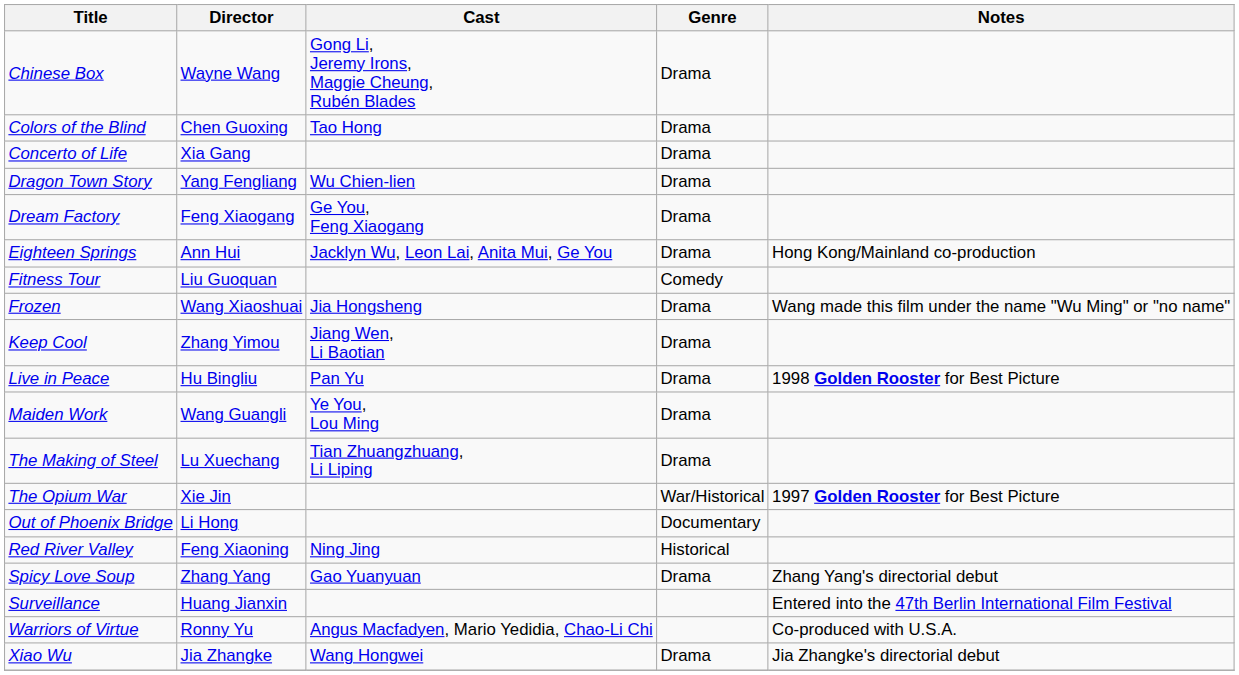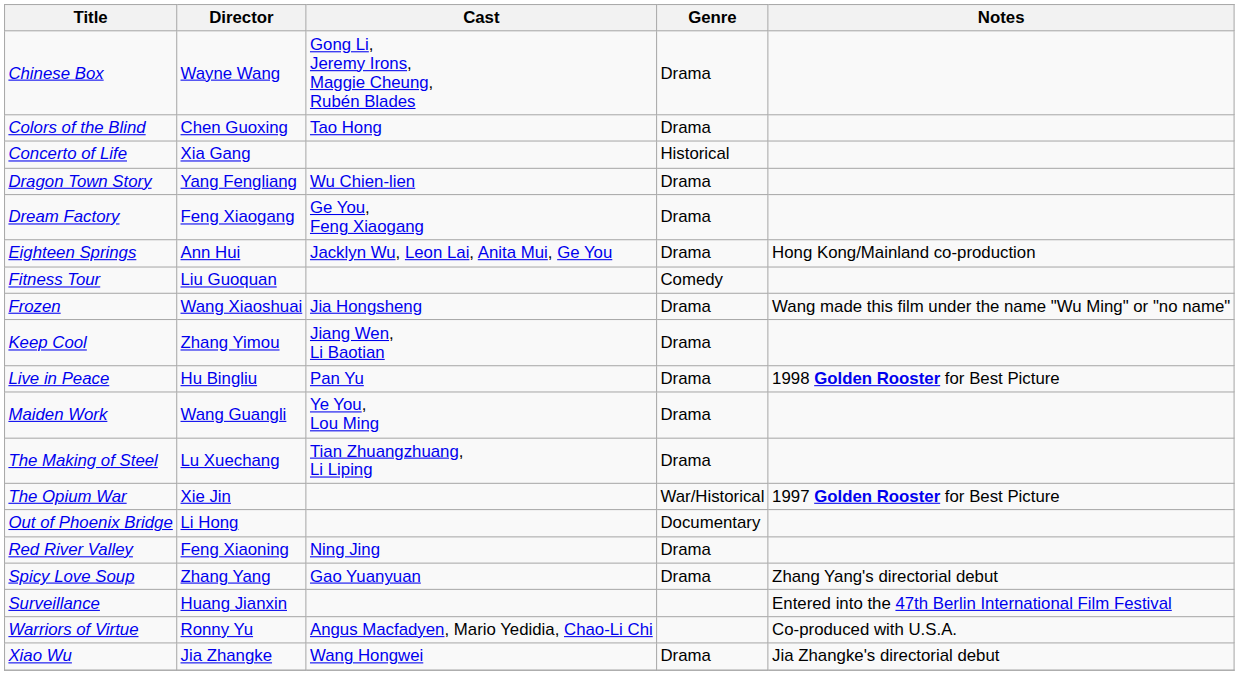(686, 154) Drama -> (695, 154) Historical
(695, 549) Historical -> (686, 549) Drama
